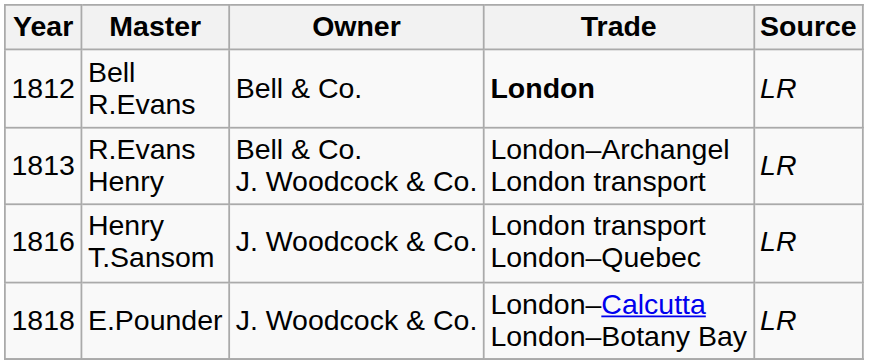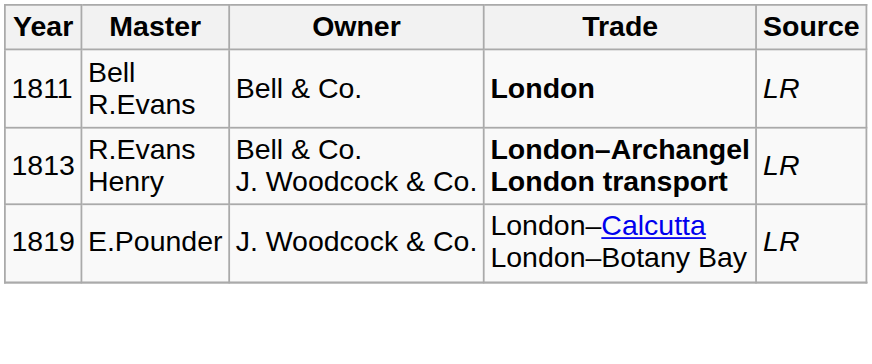(43, 88) 1812 -> (42, 88) 1811
(610, 165) normal -> (620, 165) bold
- row: (151, 242)
(43, 319) 1818 -> (43, 242) 1819
